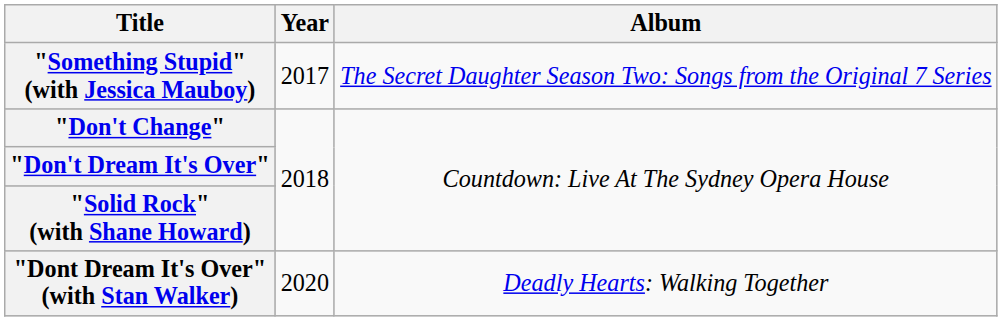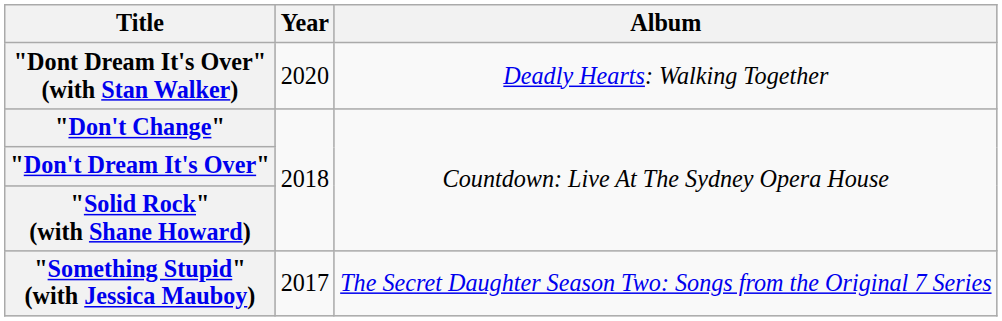rows swapped: (140, 75) <-> (140, 283)
